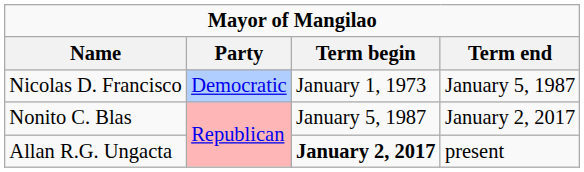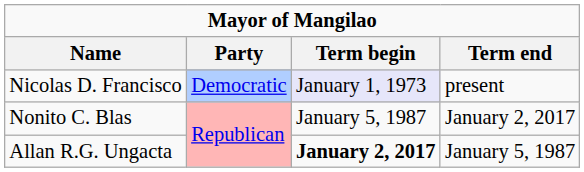(361, 85) no background -> (361, 85) lavender background
(510, 85) January 5, 1987 -> (475, 85) present
(475, 150) present -> (510, 150) January 5, 1987
